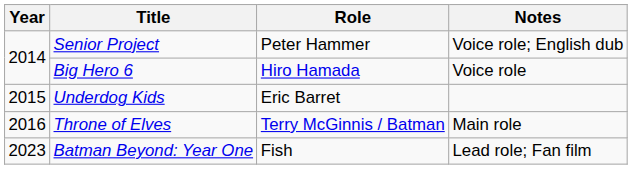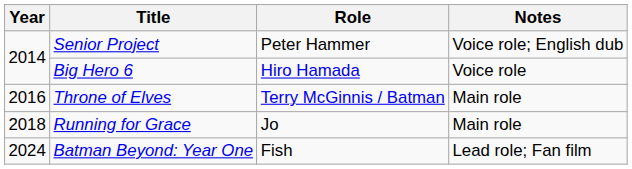- row: (109, 97)
+ row: (122, 124)
(27, 151) 2023 -> (27, 151) 2024
